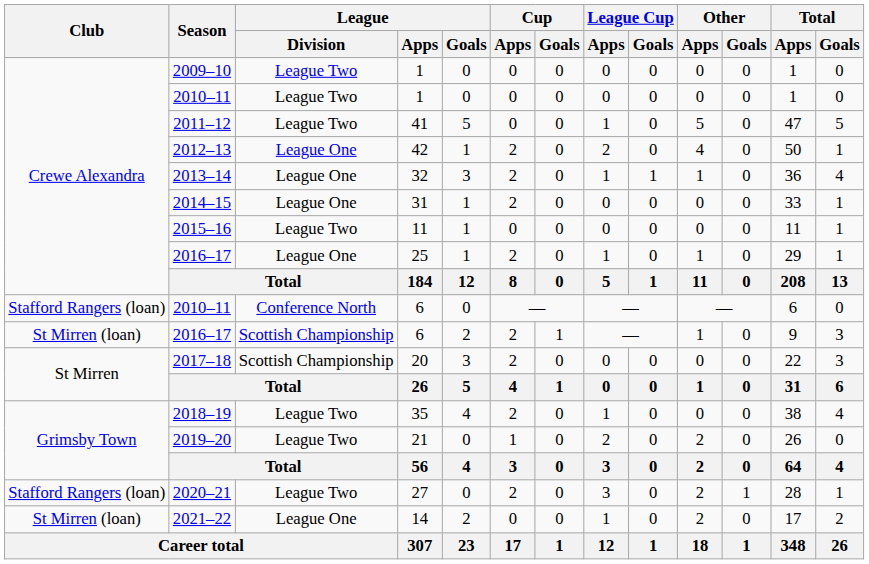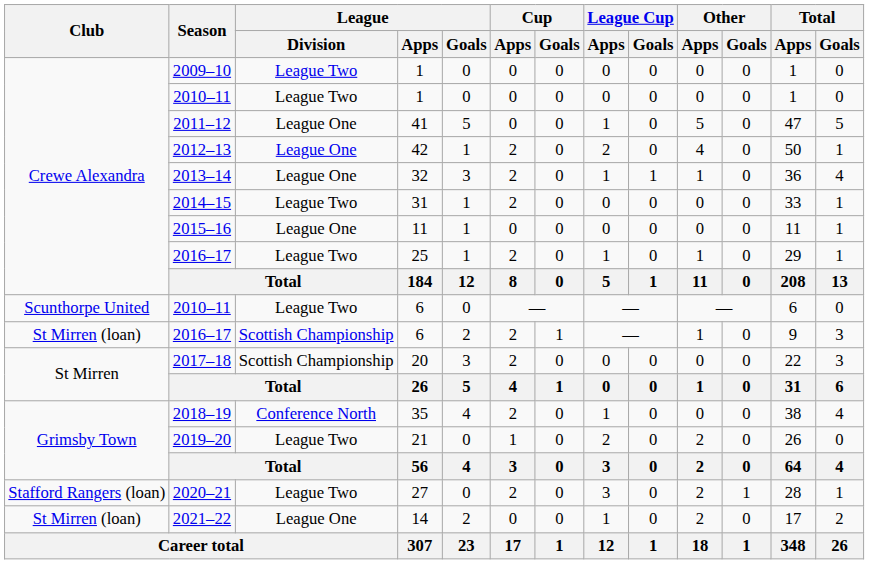(316, 123) League Two -> (316, 123) League One
(316, 202) League One -> (316, 202) League Two
(316, 228) League Two -> (316, 228) League One
(316, 255) League One -> (316, 255) League Two
(87, 307) Stafford Rangers (loan) -> (87, 307) Scunthorpe United
(316, 307) Conference North -> (316, 307) League Two
(316, 413) League Two -> (316, 413) Conference North
